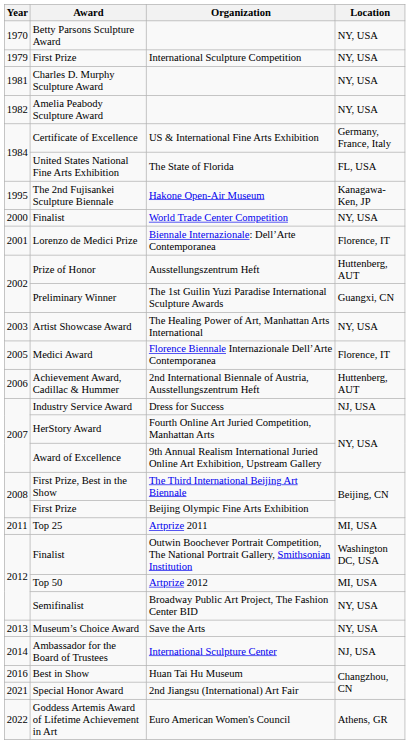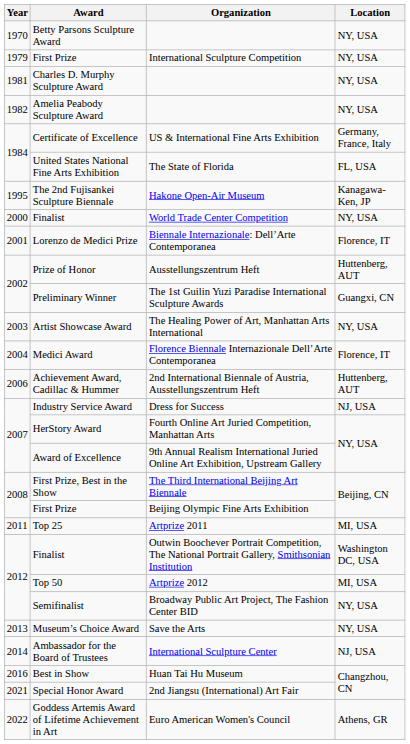(17, 355) 2005 -> (17, 355) 2004
